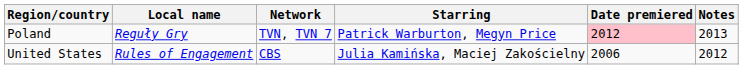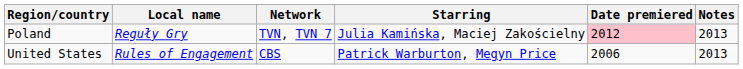(447, 34) Patrick Warburton, Megyn Price -> (461, 34) Julia Kamińska, Maciej Zakościelny
(461, 54) Julia Kamińska, Maciej Zakościelny -> (447, 54) Patrick Warburton, Megyn Price
(713, 54) 2012 -> (713, 54) 2013
